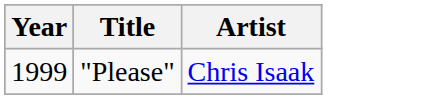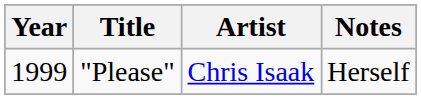+ column: (368, 26)
